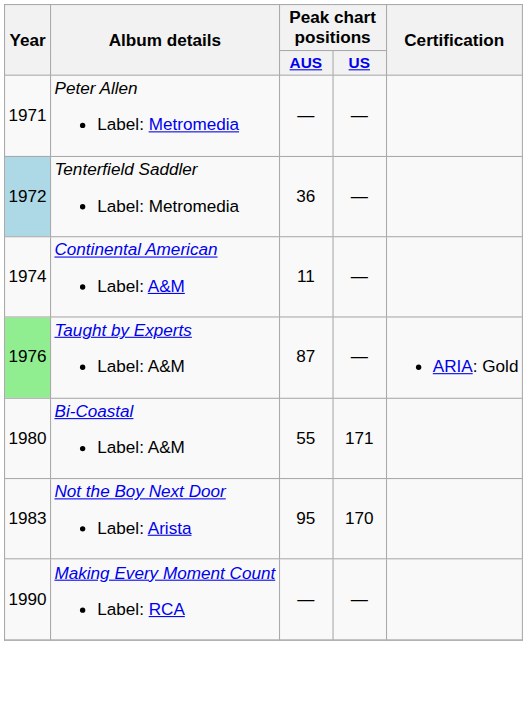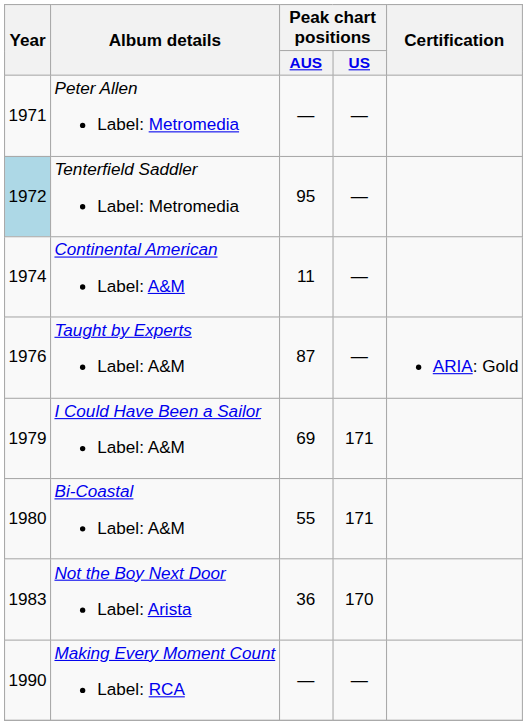(306, 196) 36 -> (306, 196) 95
(28, 357) lightgreen background -> (28, 357) no background
+ row: (165, 430)
(306, 518) 95 -> (306, 599) 36
